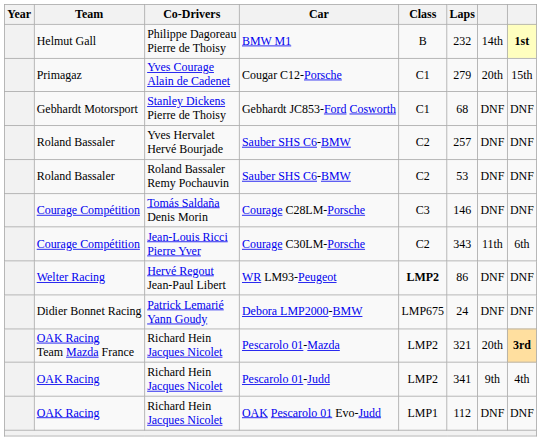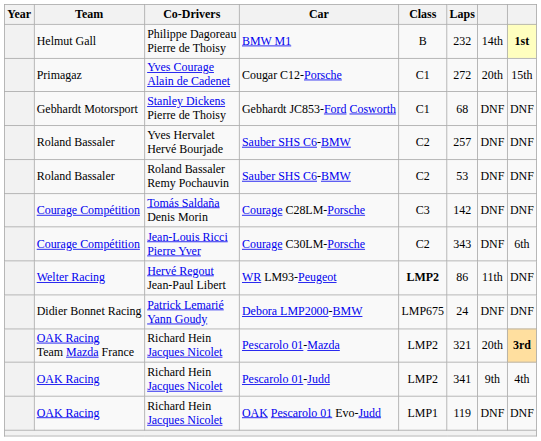(462, 75) 279 -> (462, 75) 272
(462, 210) 146 -> (462, 210) 142
(492, 244) 11th -> (492, 244) DNF
(492, 278) DNF -> (492, 278) 11th
(462, 413) 112 -> (462, 413) 119
